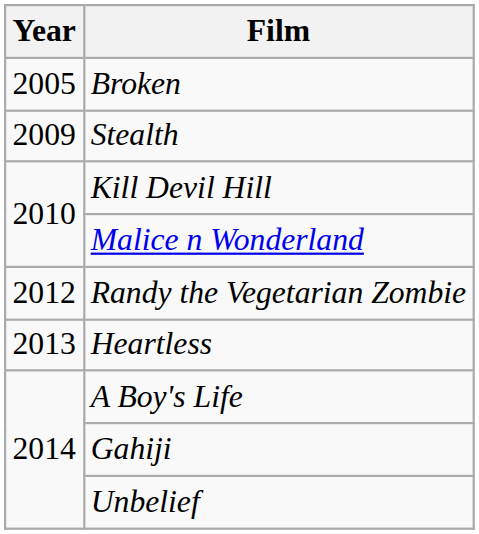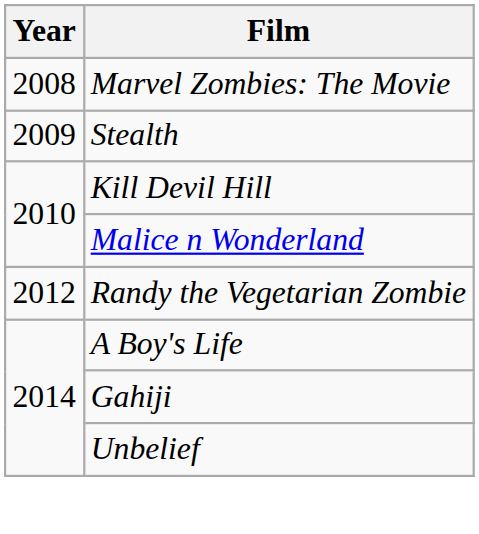- row: (136, 83)
+ row: (271, 83)
- row: (151, 344)
